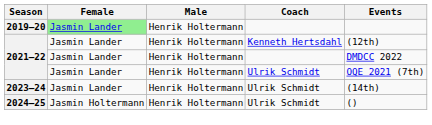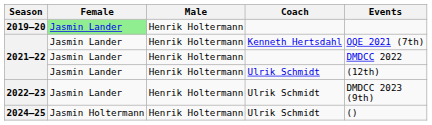(363, 42) (12th) -> (385, 42) OQE 2021 (7th)
(385, 72) OQE 2021 (7th) -> (363, 72) (12th)
+ row: (26, 92)
- row: (26, 87)
